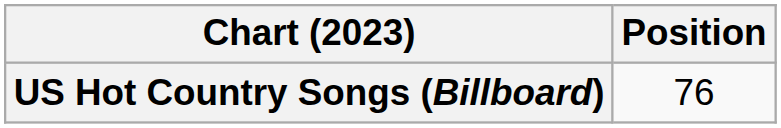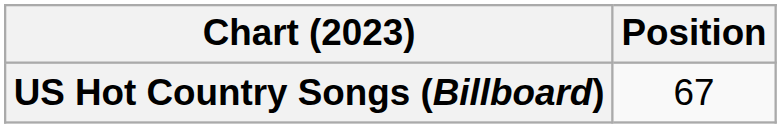(694, 92) 76 -> (694, 92) 67
